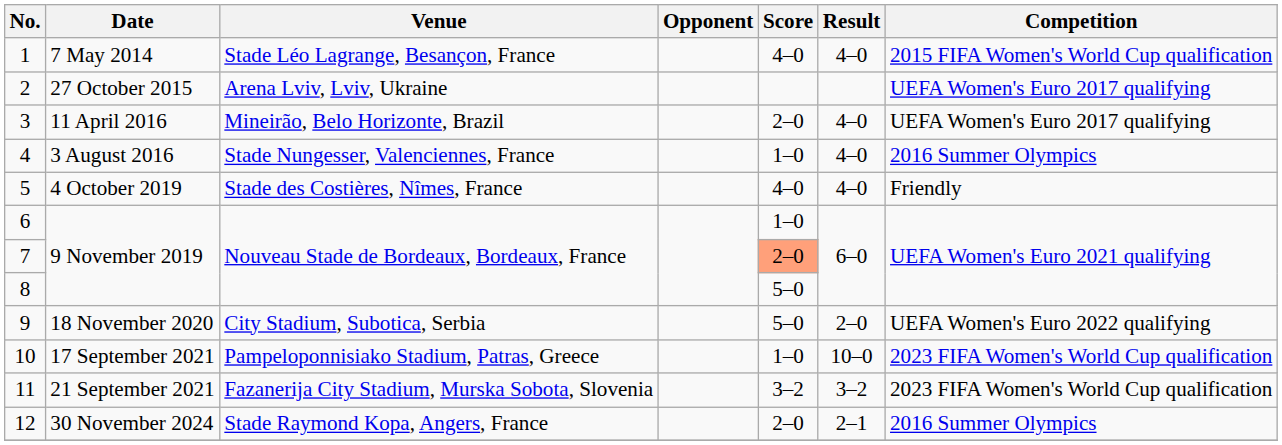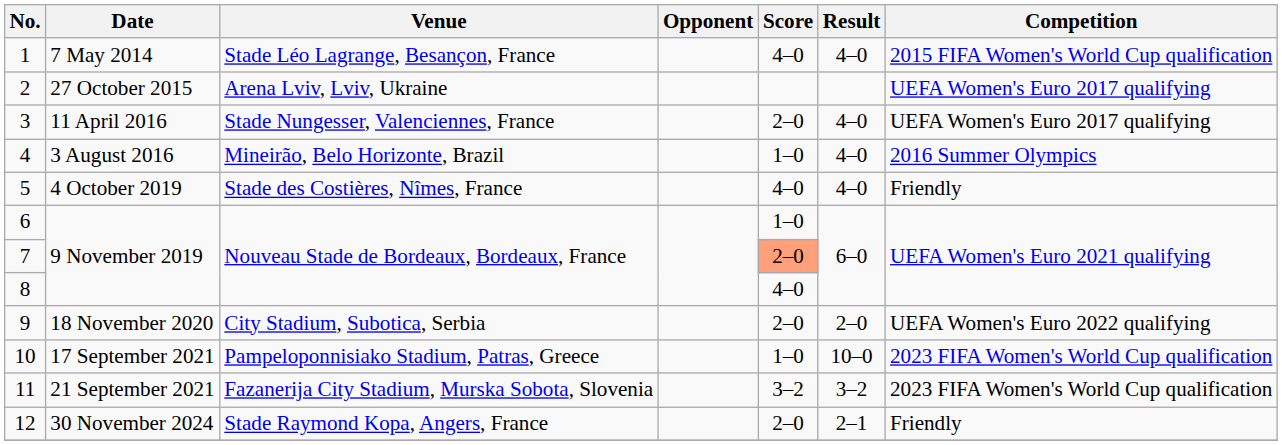(364, 121) Mineirão, Belo Horizonte, Brazil -> (389, 121) Stade Nungesser, Valenciennes, France
(389, 155) Stade Nungesser, Valenciennes, France -> (364, 155) Mineirão, Belo Horizonte, Brazil
(788, 289) 5–0 -> (788, 289) 4–0
(788, 322) 5–0 -> (788, 322) 2–0
(993, 423) 2016 Summer Olympics -> (926, 423) Friendly
